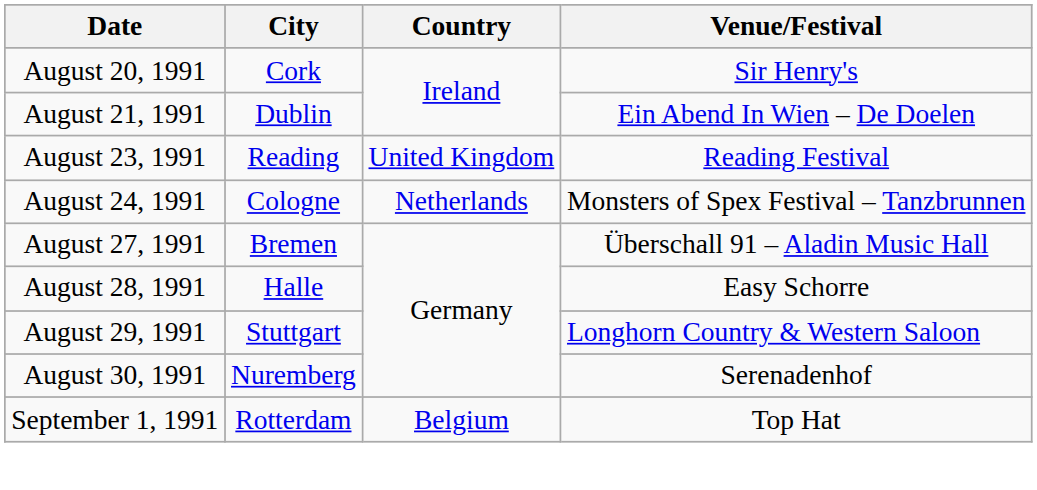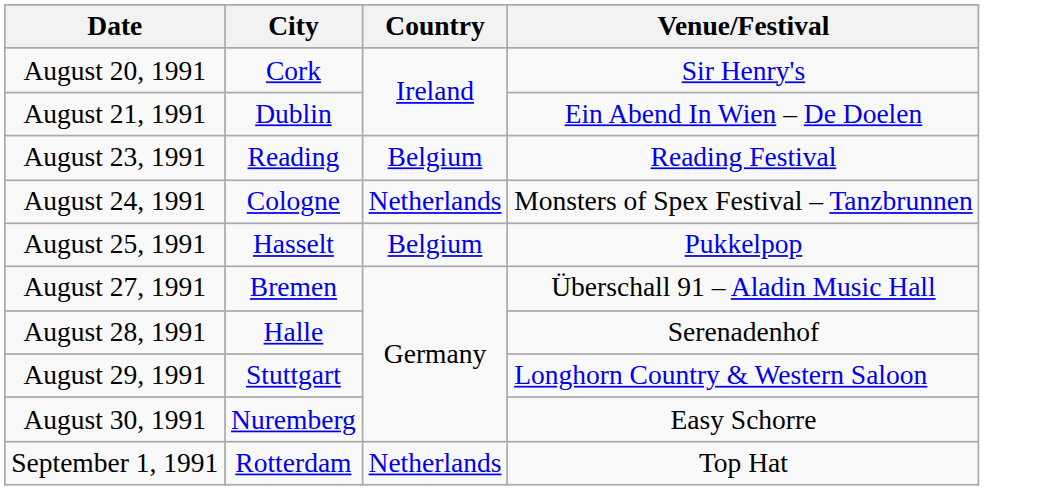(461, 157) United Kingdom -> (435, 157) Belgium
+ row: (115, 244)
(796, 288) Easy Schorre -> (743, 331) Serenadenhof
(796, 375) Serenadenhof -> (743, 419) Easy Schorre
(461, 419) Belgium -> (435, 462) Netherlands
